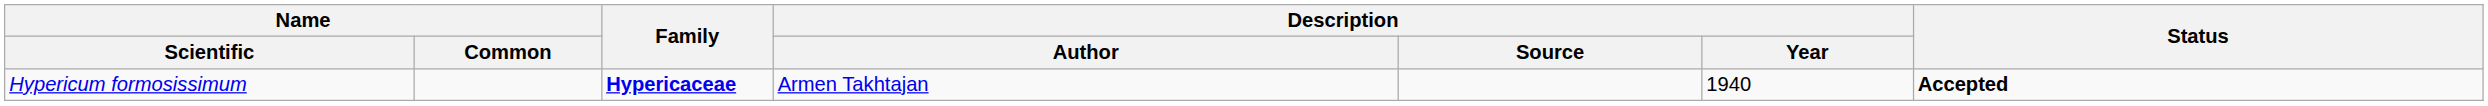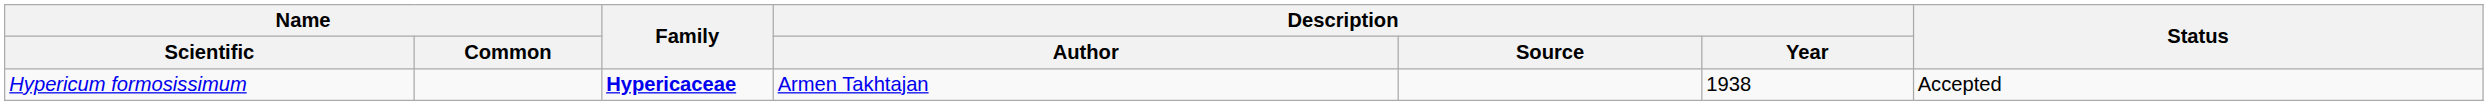(1729, 84) 1940 -> (1729, 84) 1938
(1963, 84) bold -> (1960, 84) normal
